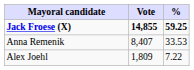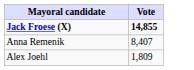- column: (176, 12)
